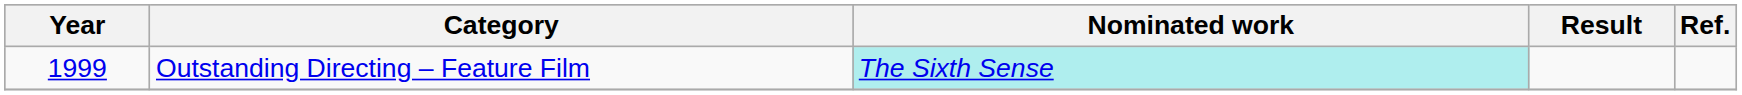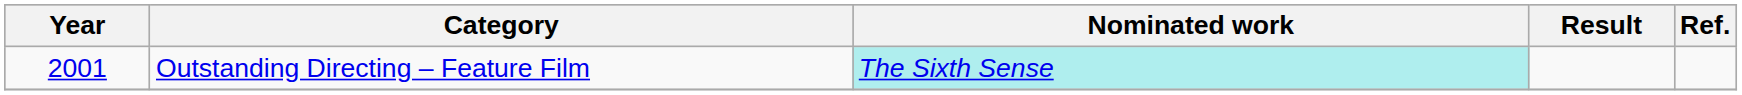(77, 67) 1999 -> (77, 67) 2001
